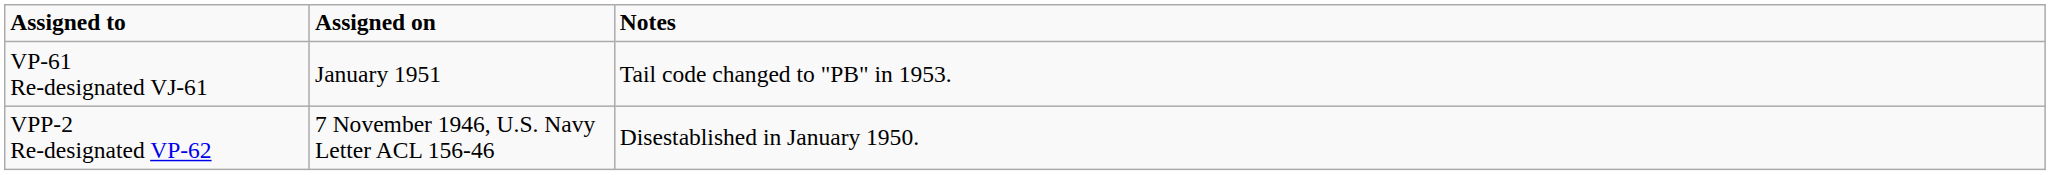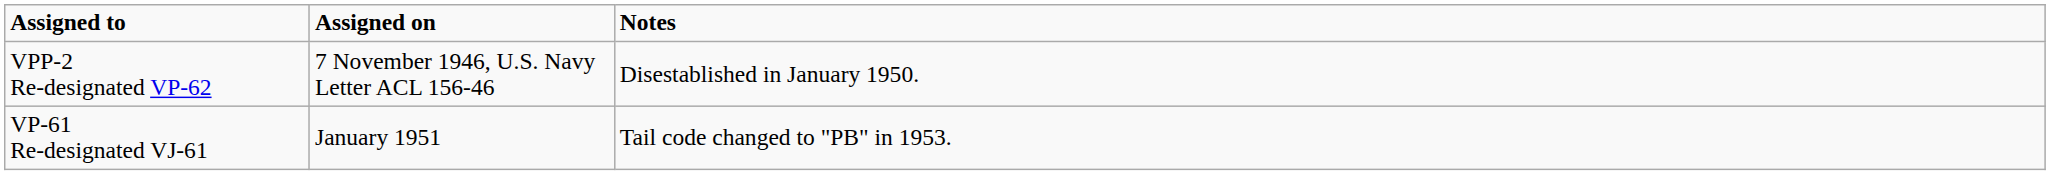rows swapped: (111, 137) <-> (109, 73)
